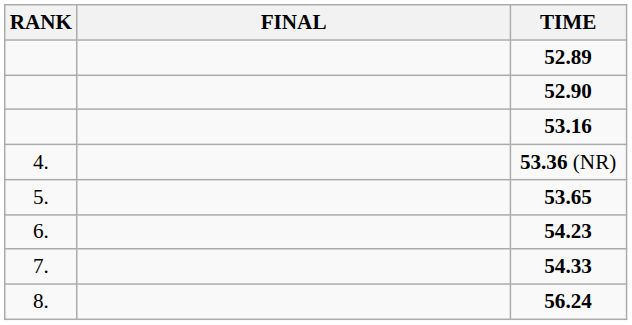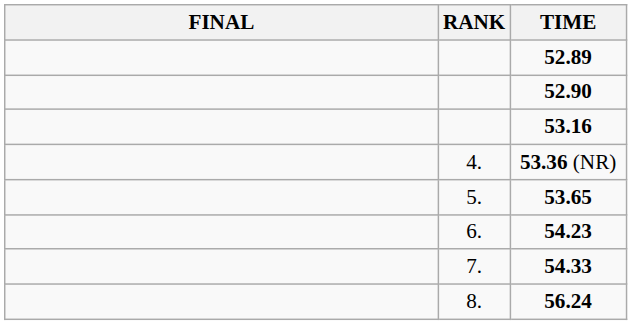columns swapped: (41, 22) <-> (294, 22)
